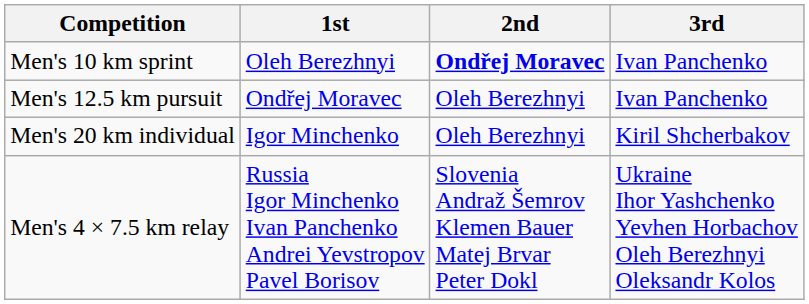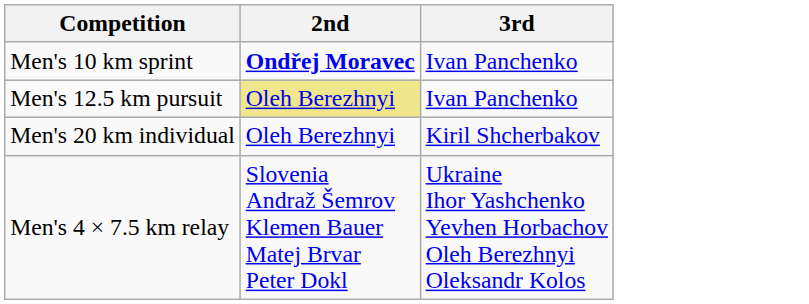- column: (335, 23)
(510, 98) no background -> (320, 98) khaki background
